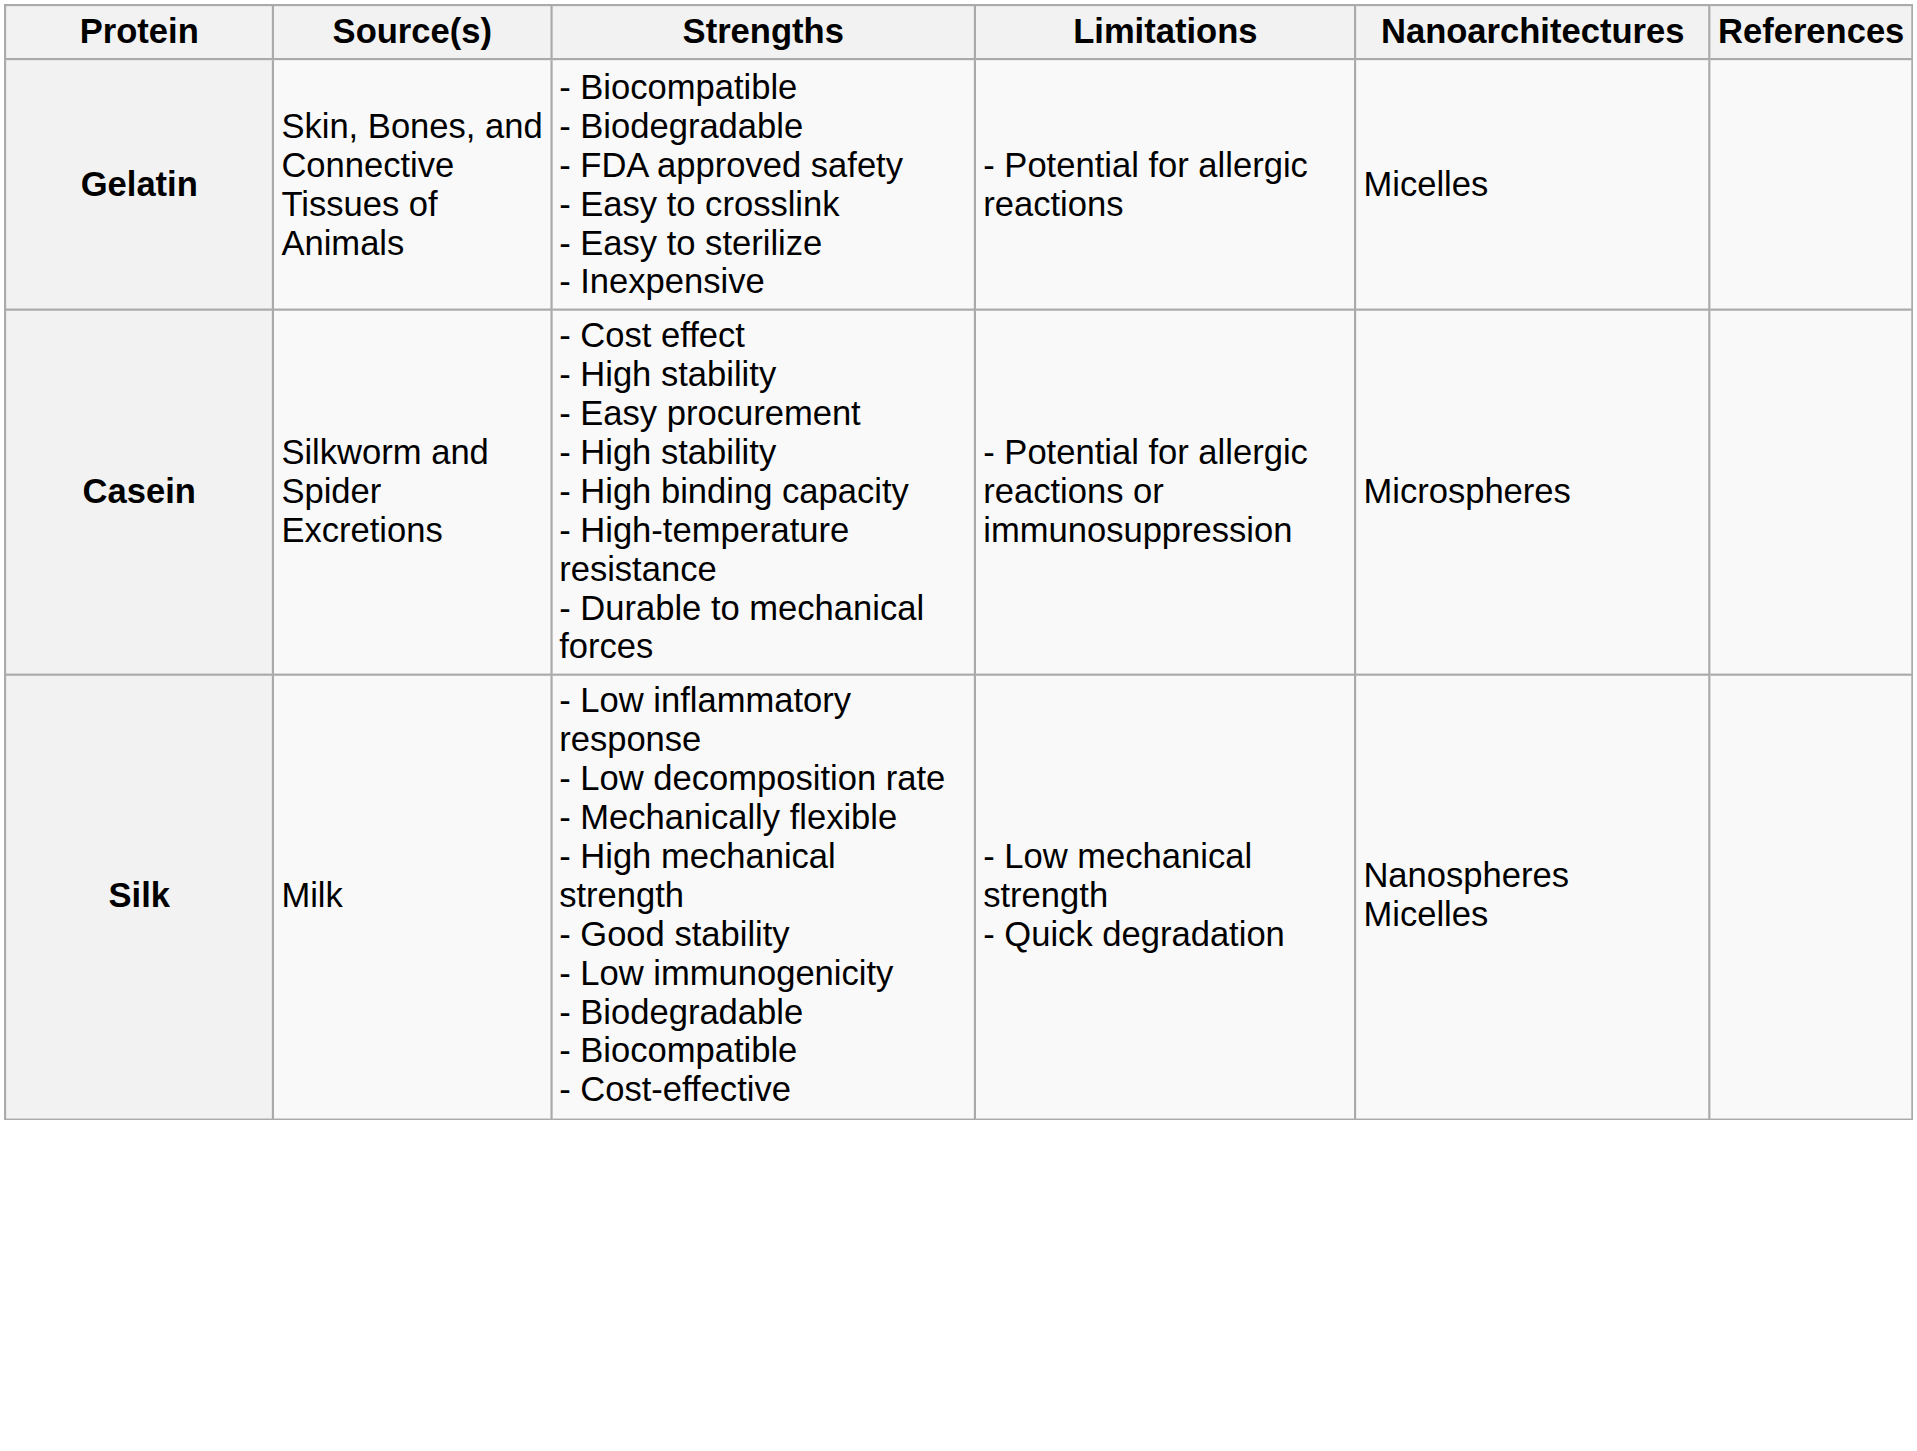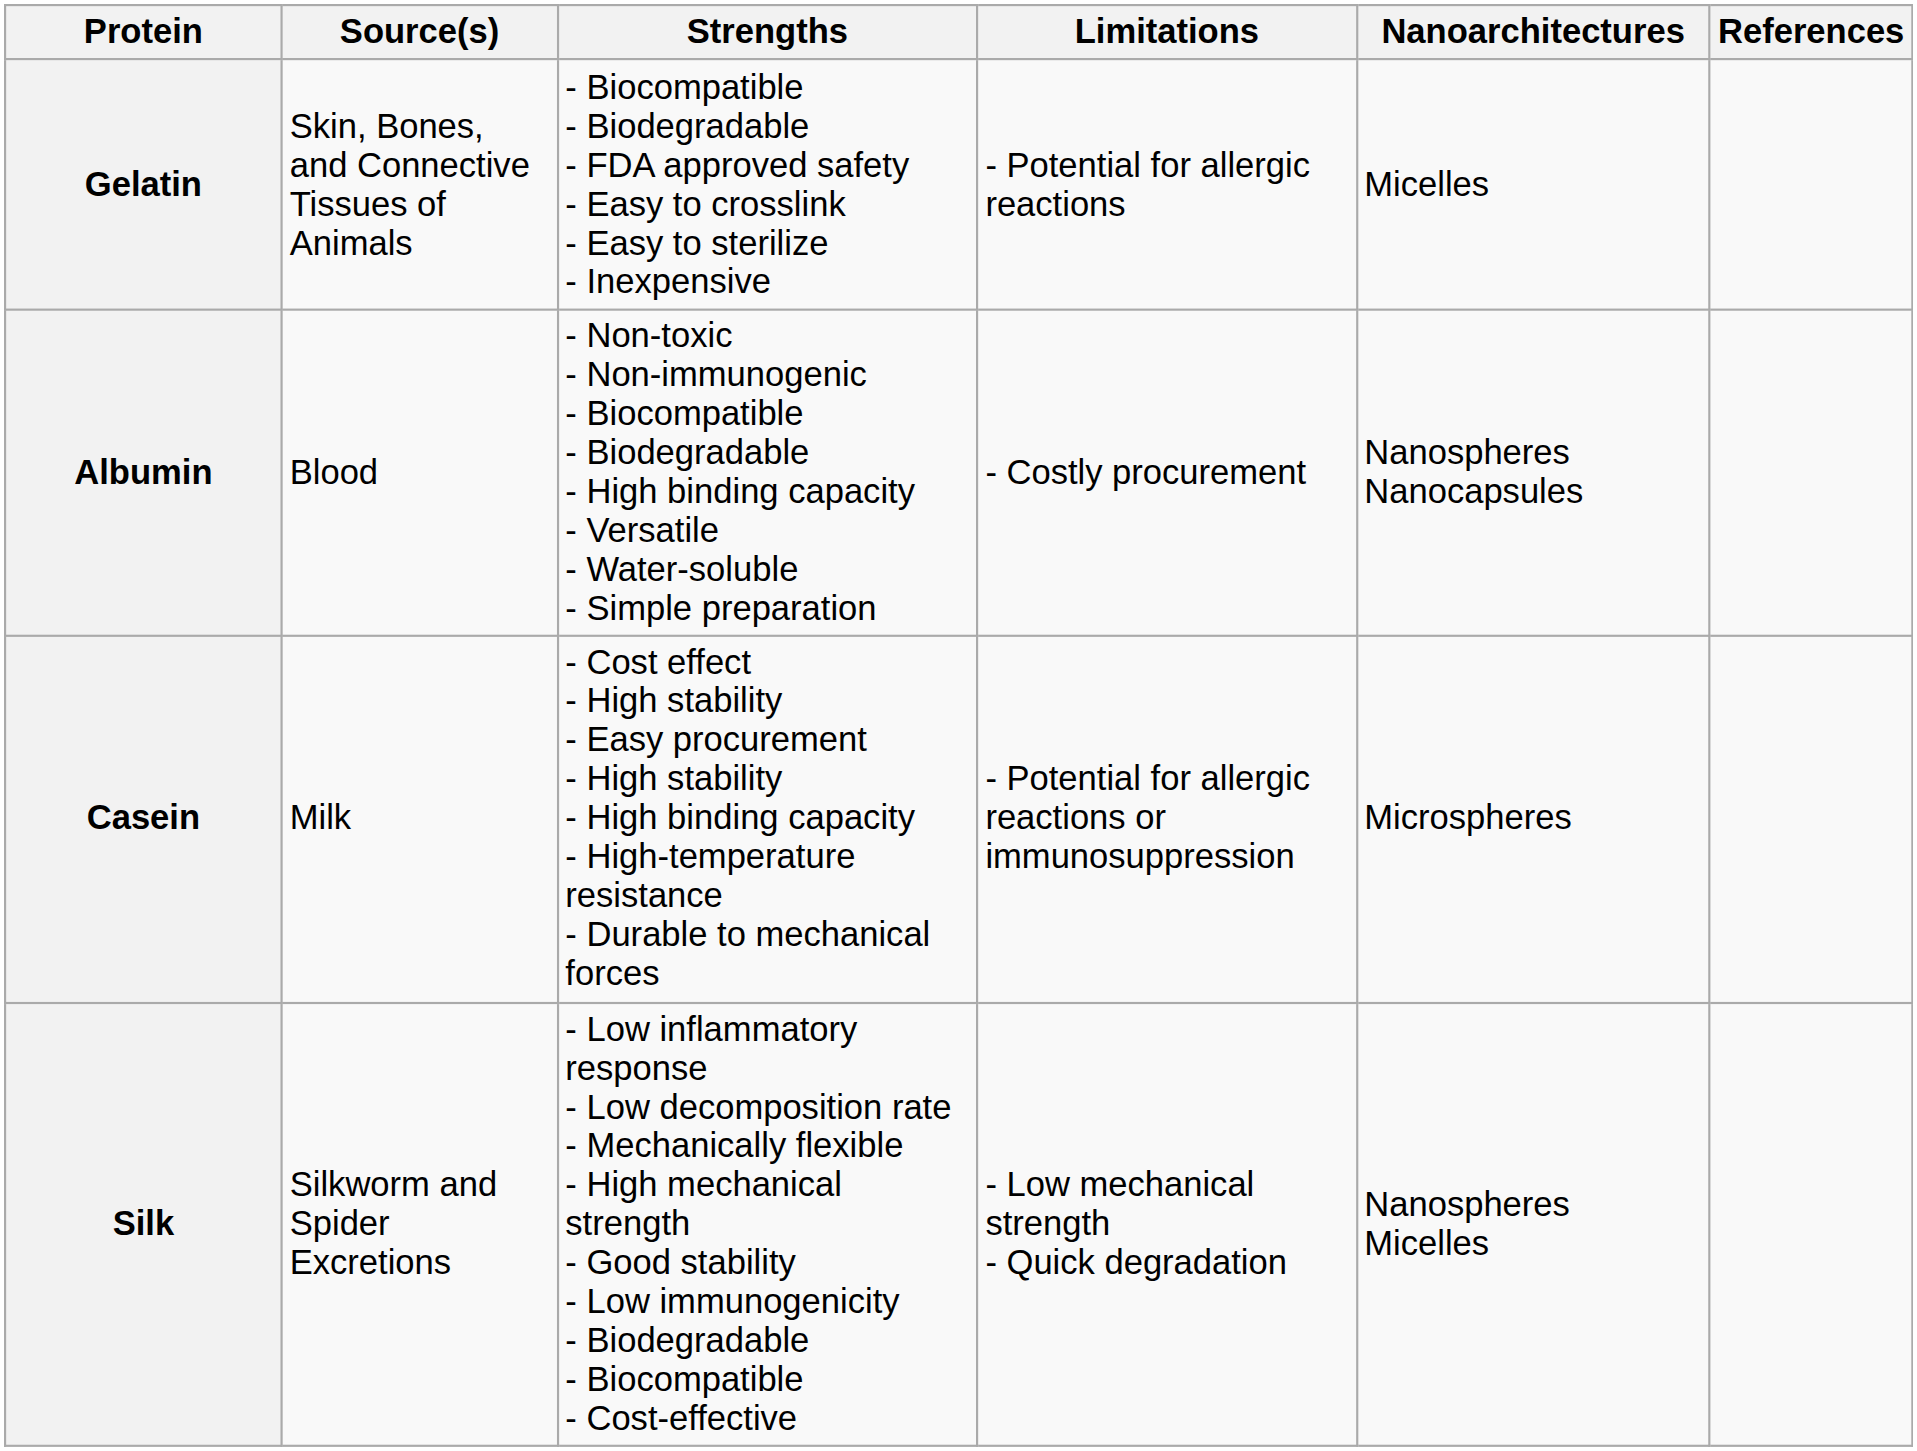+ row: (143, 472)
(385, 491) Silkworm and Spider Excretions -> (320, 818) Milk
(312, 896) Milk -> (393, 1223) Silkworm and Spider Excretions
